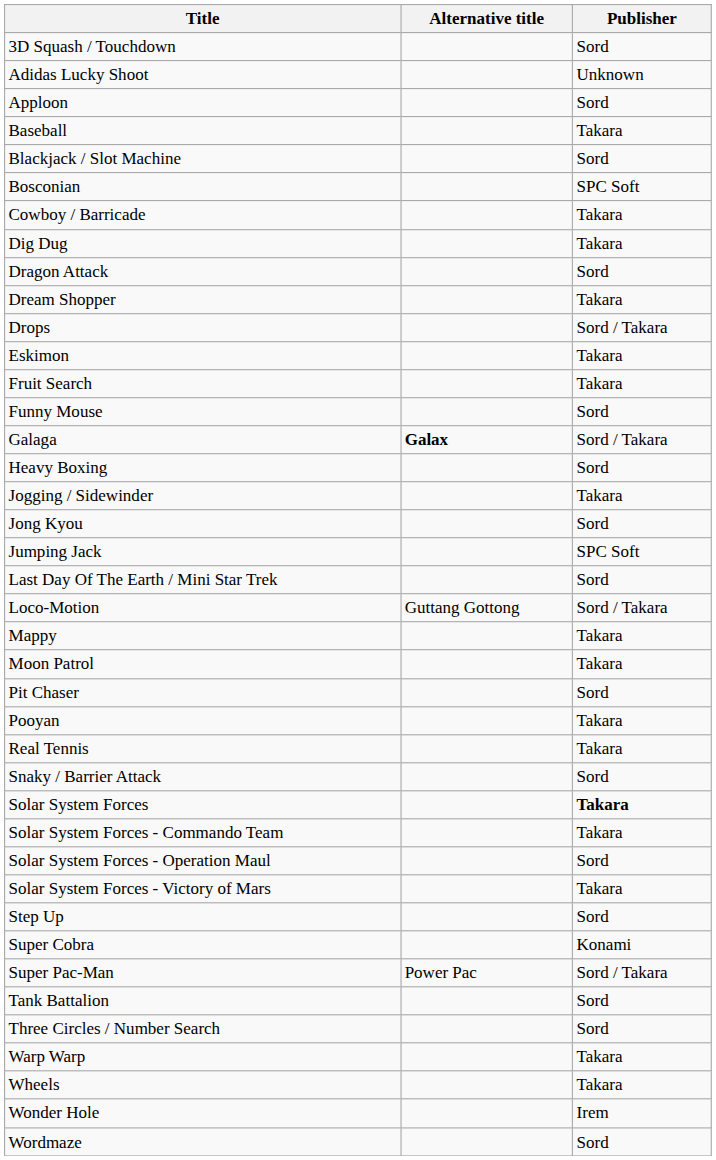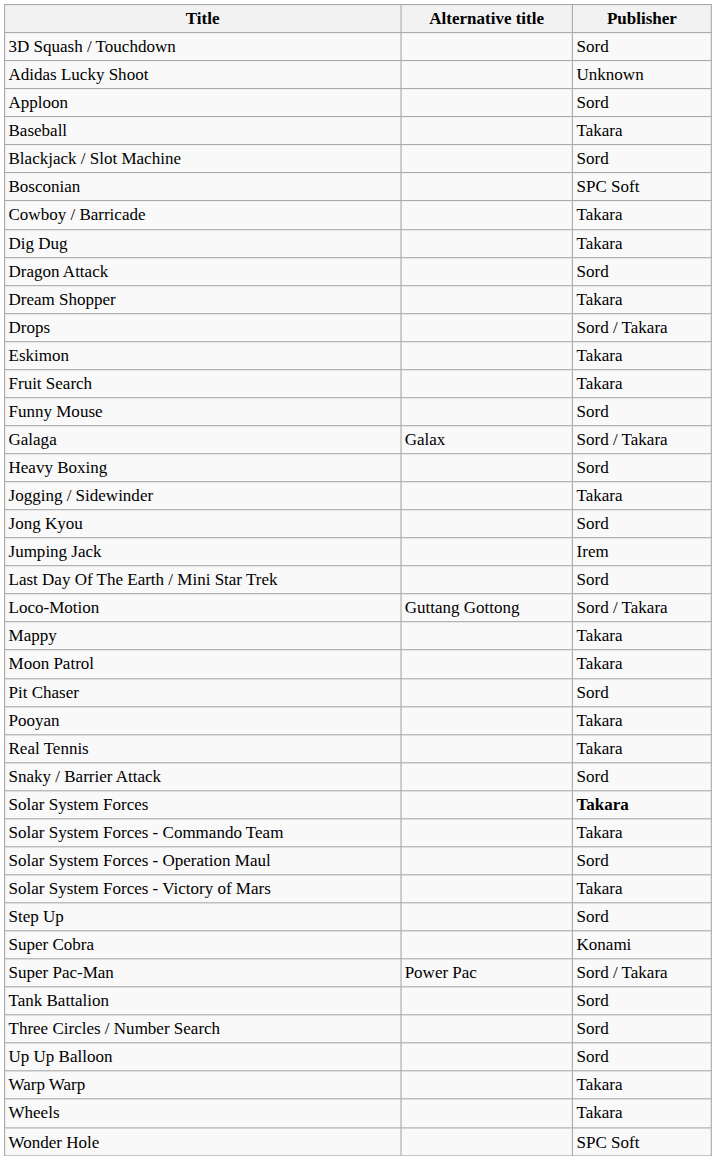(426, 439) bold -> (425, 439) normal
(608, 552) SPC Soft -> (593, 552) Irem
+ row: (60, 1057)
(593, 1113) Irem -> (608, 1141) SPC Soft
- row: (45, 1141)
